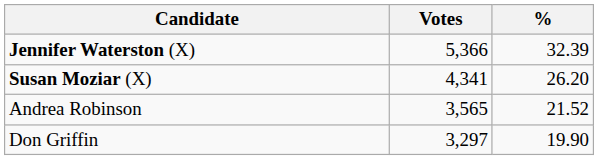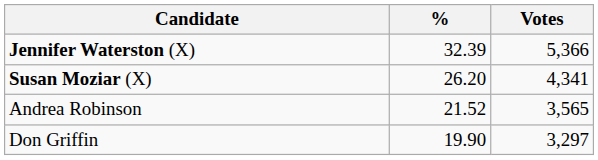columns swapped: (441, 19) <-> (543, 19)
